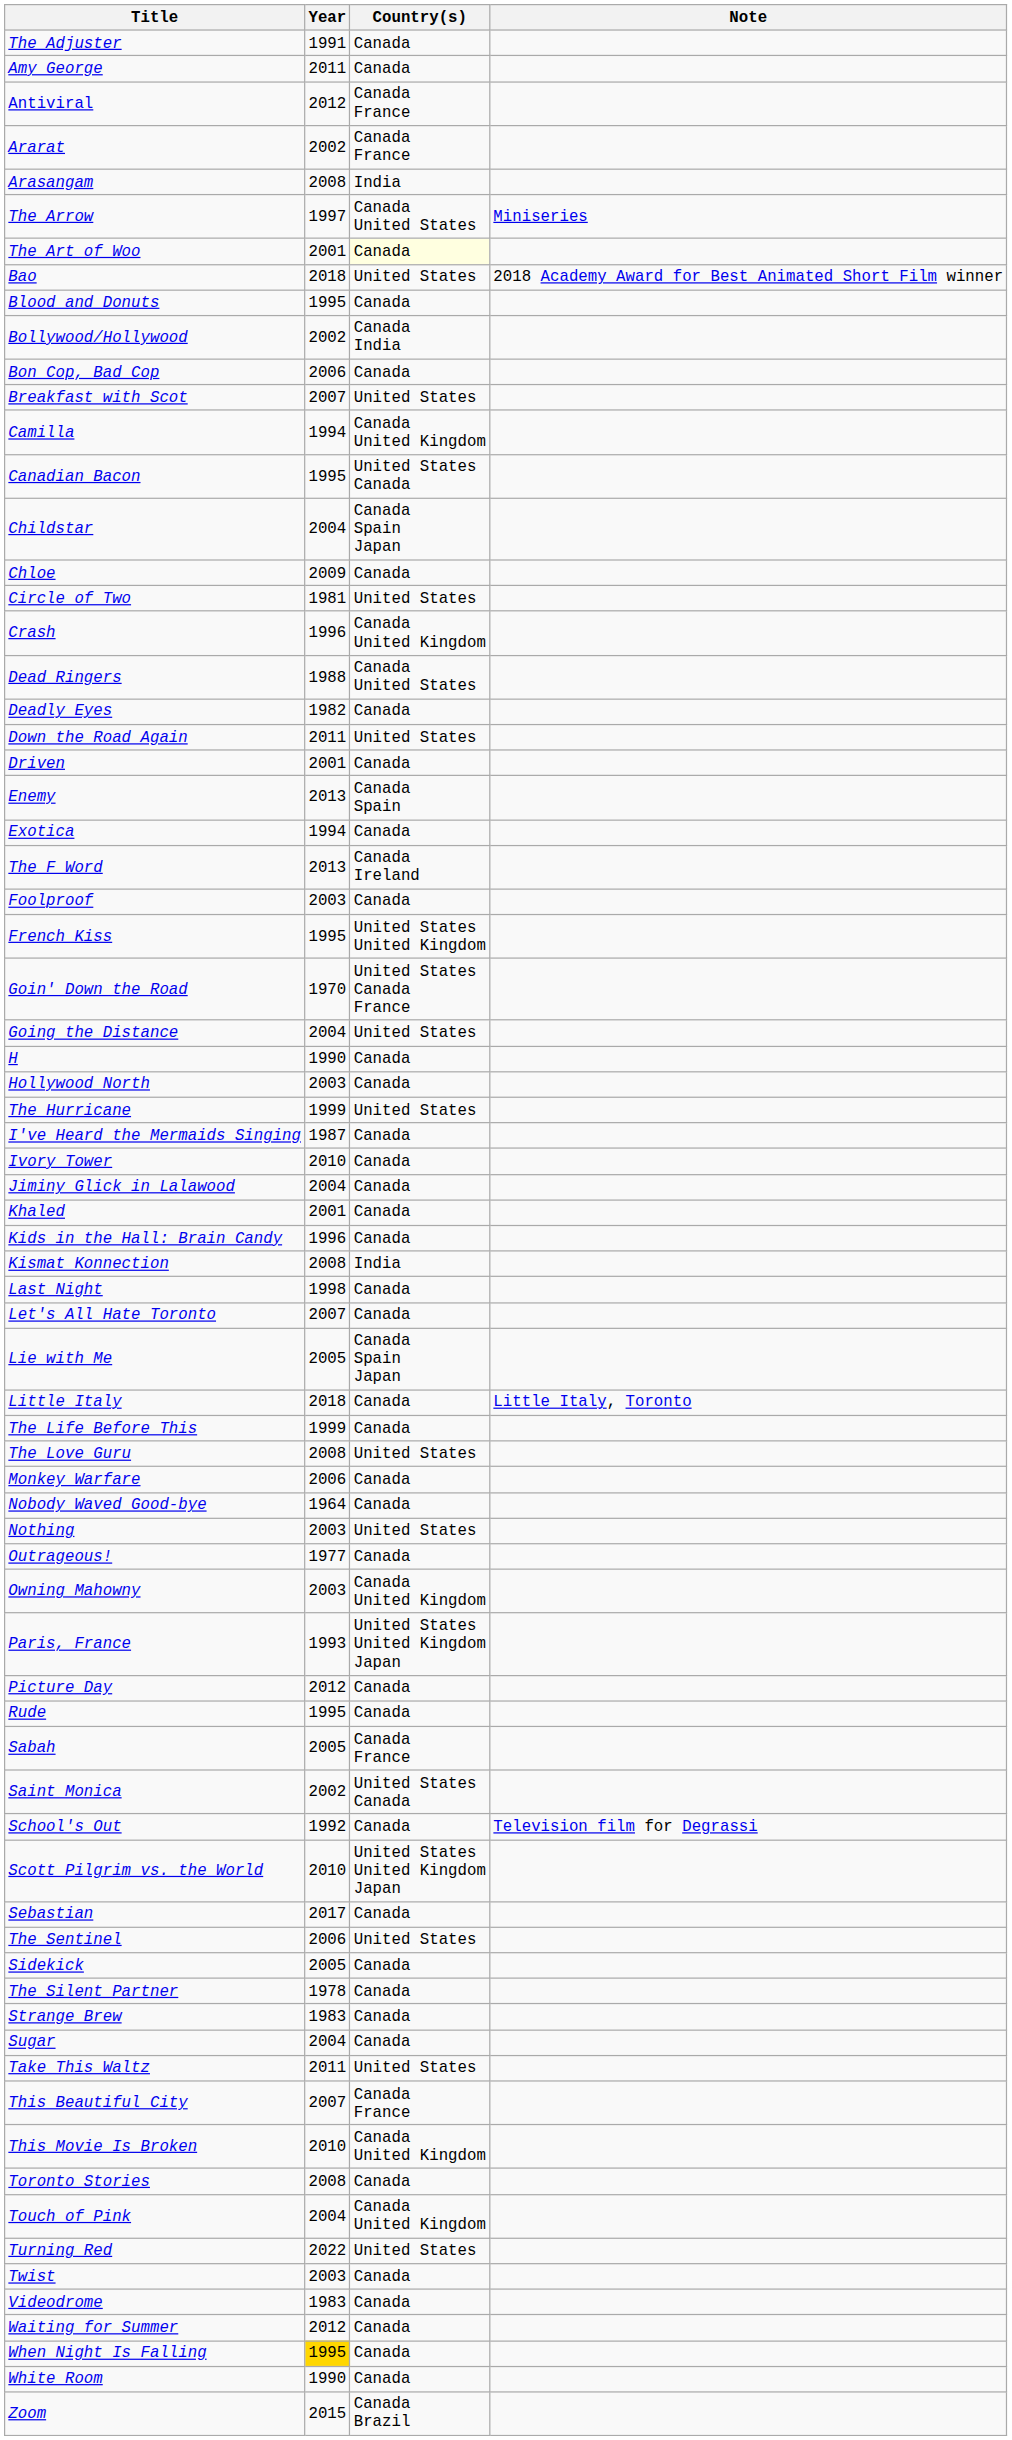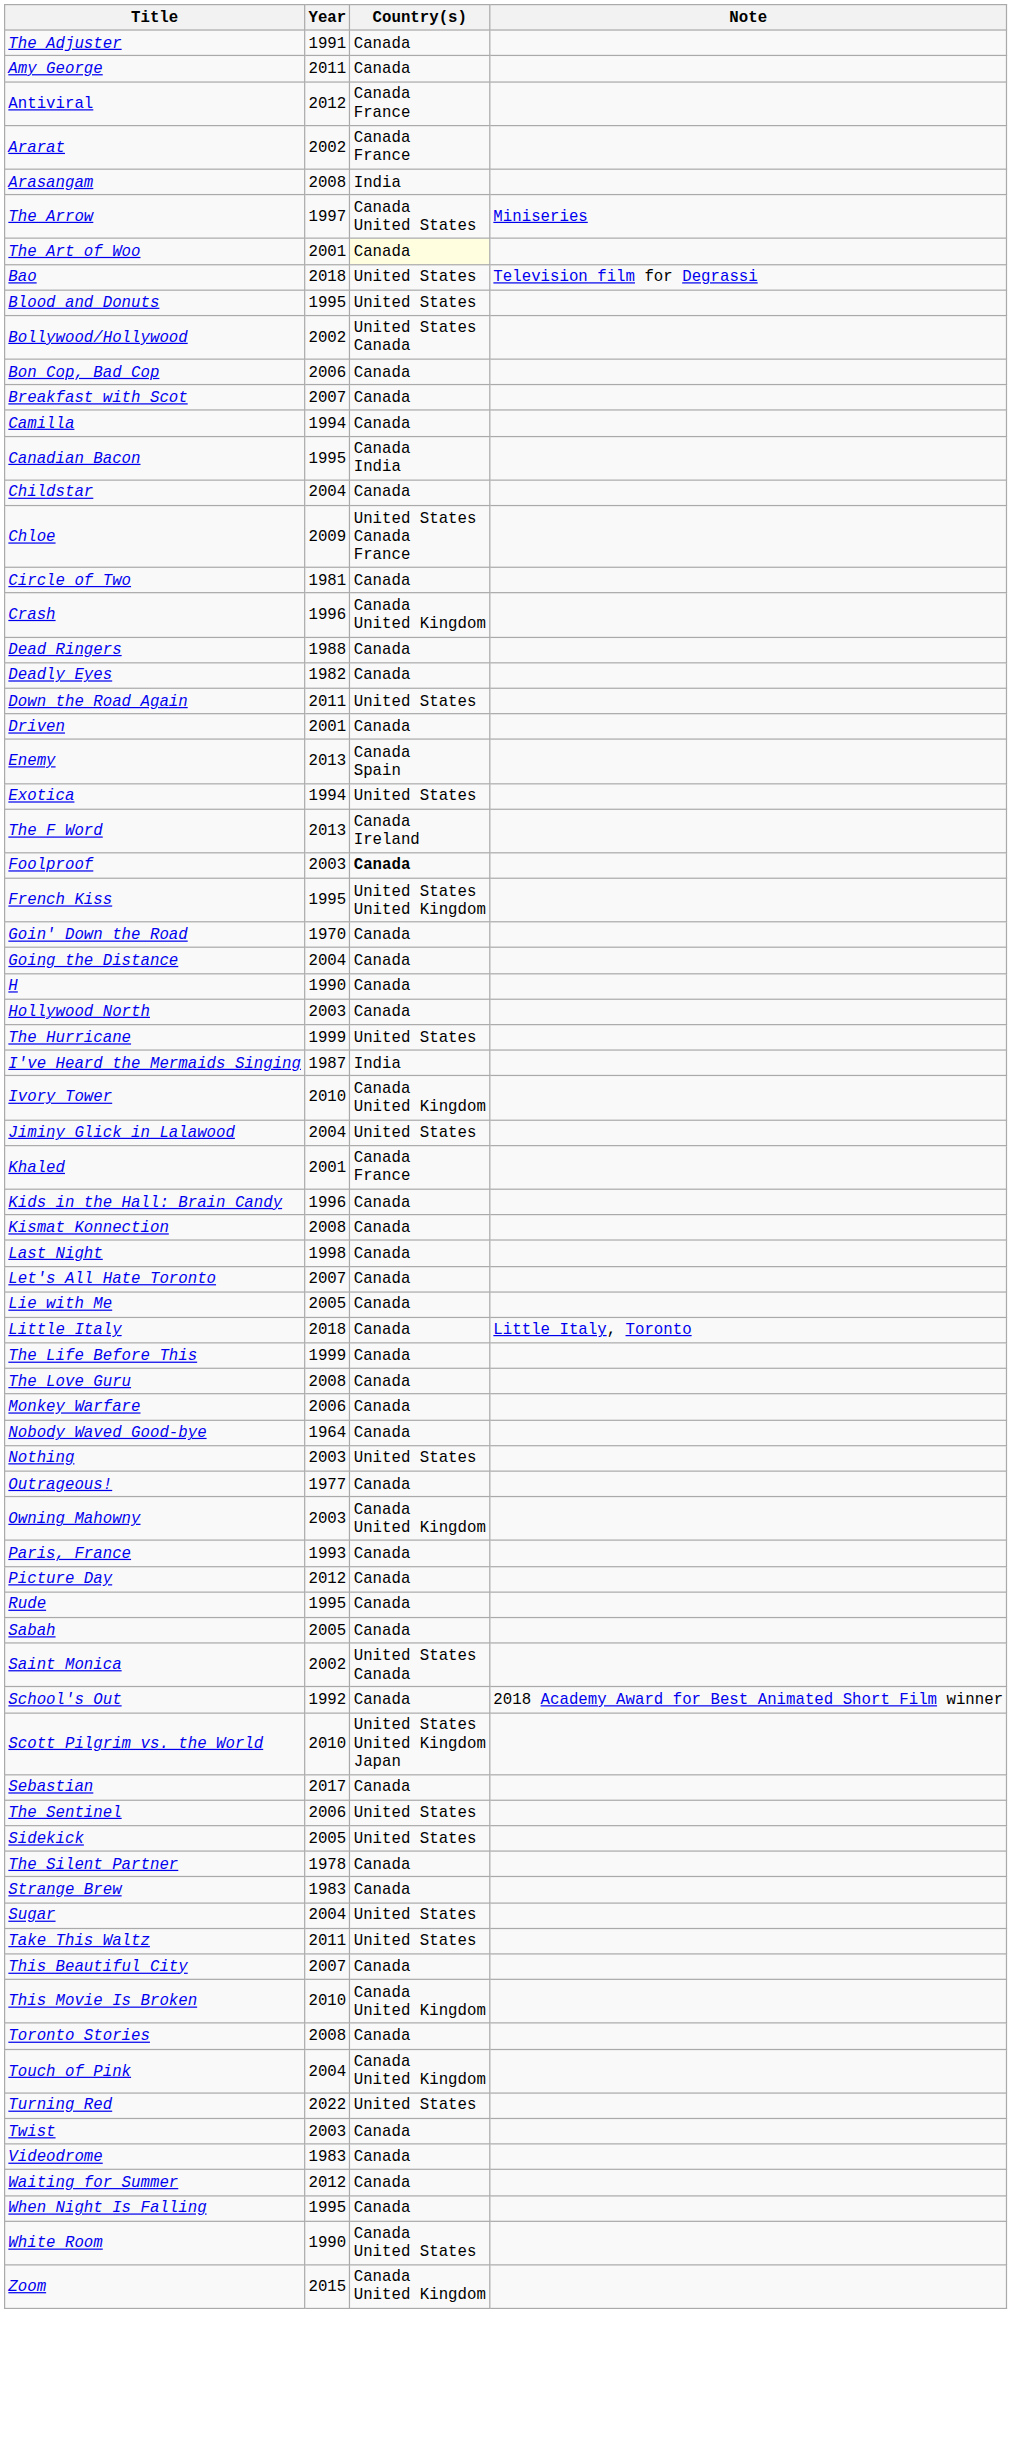(748, 277) 2018 Academy Award for Best Animated Short Film winner -> (626, 277) Television film for Degrassi
(382, 303) Canada -> (415, 303) United States
(382, 337) Canada India -> (415, 337) United States Canada
(415, 398) United States -> (382, 398) Canada
(420, 432) Canada United Kingdom -> (382, 423) Canada
(415, 476) United States Canada -> (382, 458) Canada India
(382, 529) Canada Spain Japan -> (382, 493) Canada
(382, 573) Canada -> (415, 537) United States Canada France
(415, 598) United States -> (382, 580) Canada
(415, 677) Canada United States -> (382, 650) Canada
(382, 832) Canada -> (415, 796) United States
(382, 902) normal -> (382, 865) bold
(415, 989) United States Canada France -> (382, 935) Canada
(415, 1033) United States -> (382, 961) Canada
(382, 1136) Canada -> (377, 1063) India
(382, 1161) Canada -> (420, 1098) Canada United Kingdom
(382, 1187) Canada -> (415, 1133) United States
(382, 1213) Canada -> (382, 1167) Canada France
(377, 1264) India -> (382, 1228) Canada
(382, 1359) Canada Spain Japan -> (382, 1304) Canada
(415, 1454) United States -> (382, 1381) Canada
(420, 1644) United States United Kingdom Japan -> (382, 1553) Canada
(382, 1748) Canada France -> (382, 1630) Canada
(626, 1827) Television film for Degrassi -> (748, 1700) 2018 Academy Award for Best Animated Short Film winner
(382, 1966) Canada -> (415, 1839) United States
(382, 2043) Canada -> (415, 1915) United States
(382, 2103) Canada France -> (382, 1967) Canada
(327, 2353) gold background -> (327, 2208) no background
(382, 2379) Canada -> (415, 2243) Canada United States
(382, 2414) Canada Brazil -> (420, 2287) Canada United Kingdom
